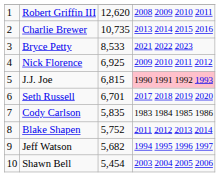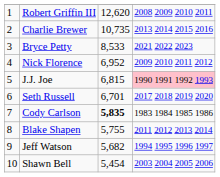(113, 63) 6,925 -> (113, 63) 6,952
(113, 113) normal -> (113, 113) bold
(113, 130) 5,752 -> (113, 130) 5,755
